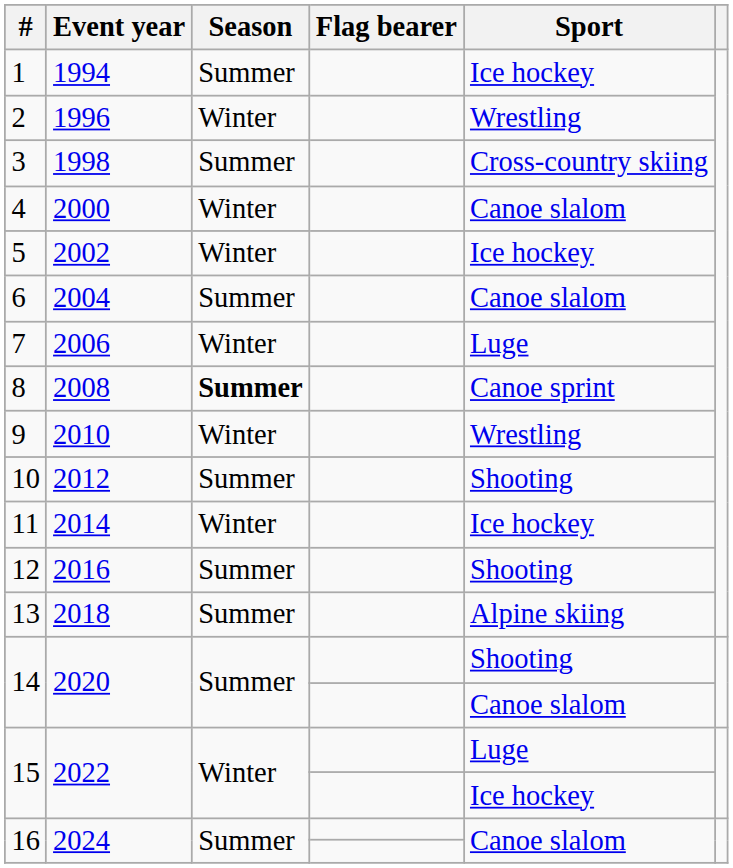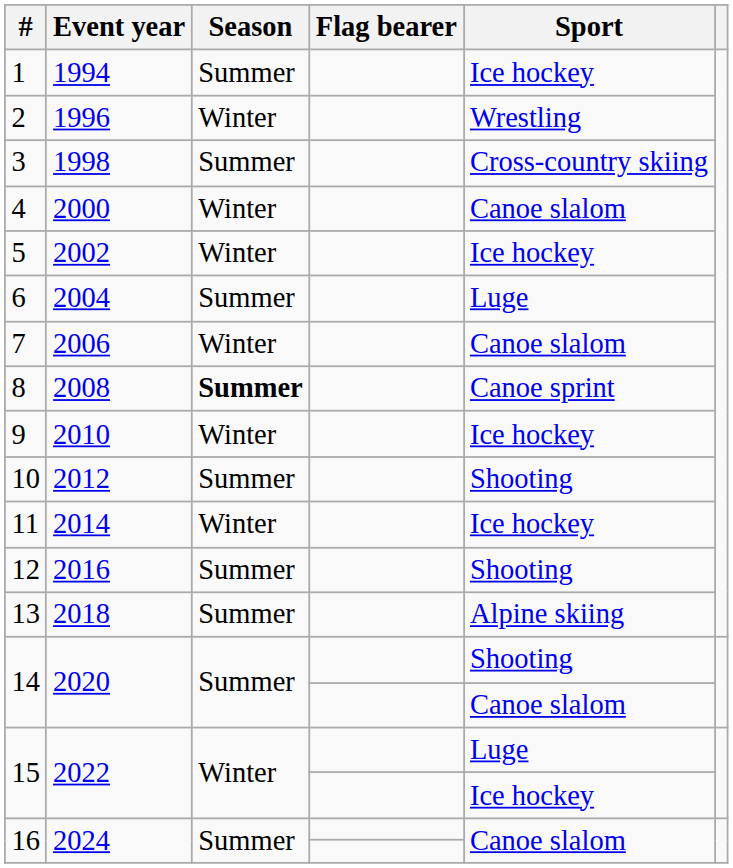(548, 298) Canoe slalom -> (499, 298) Luge
(499, 343) Luge -> (548, 343) Canoe slalom
(526, 433) Wrestling -> (532, 433) Ice hockey
